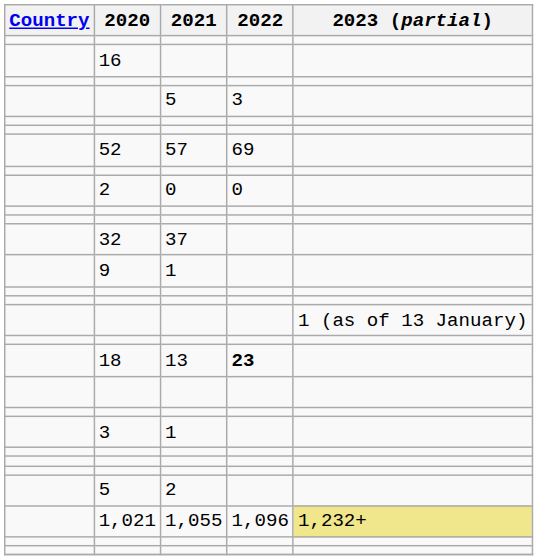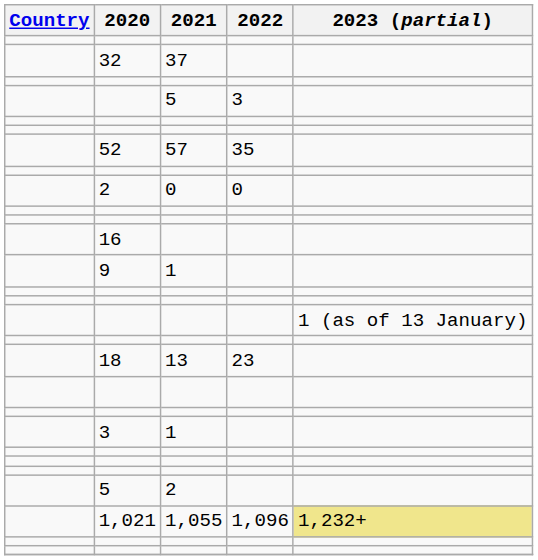rows swapped: (110, 61) <-> (110, 240)
(243, 150) 69 -> (243, 150) 35
(243, 360) bold -> (243, 360) normal
